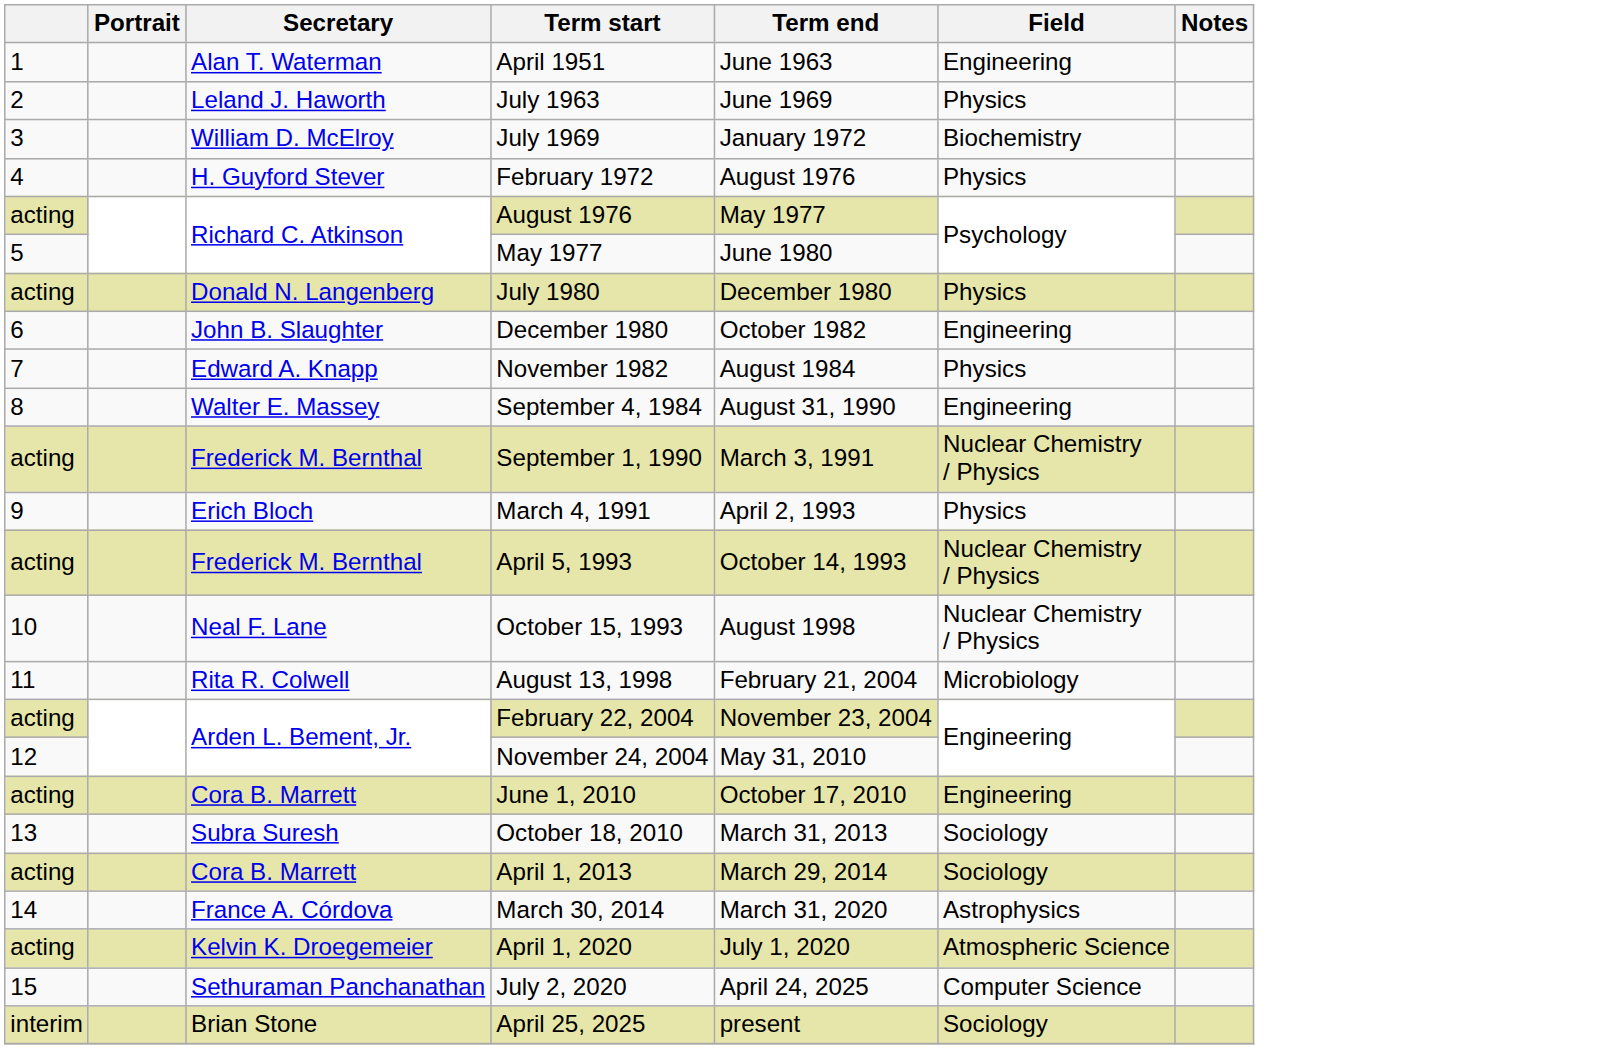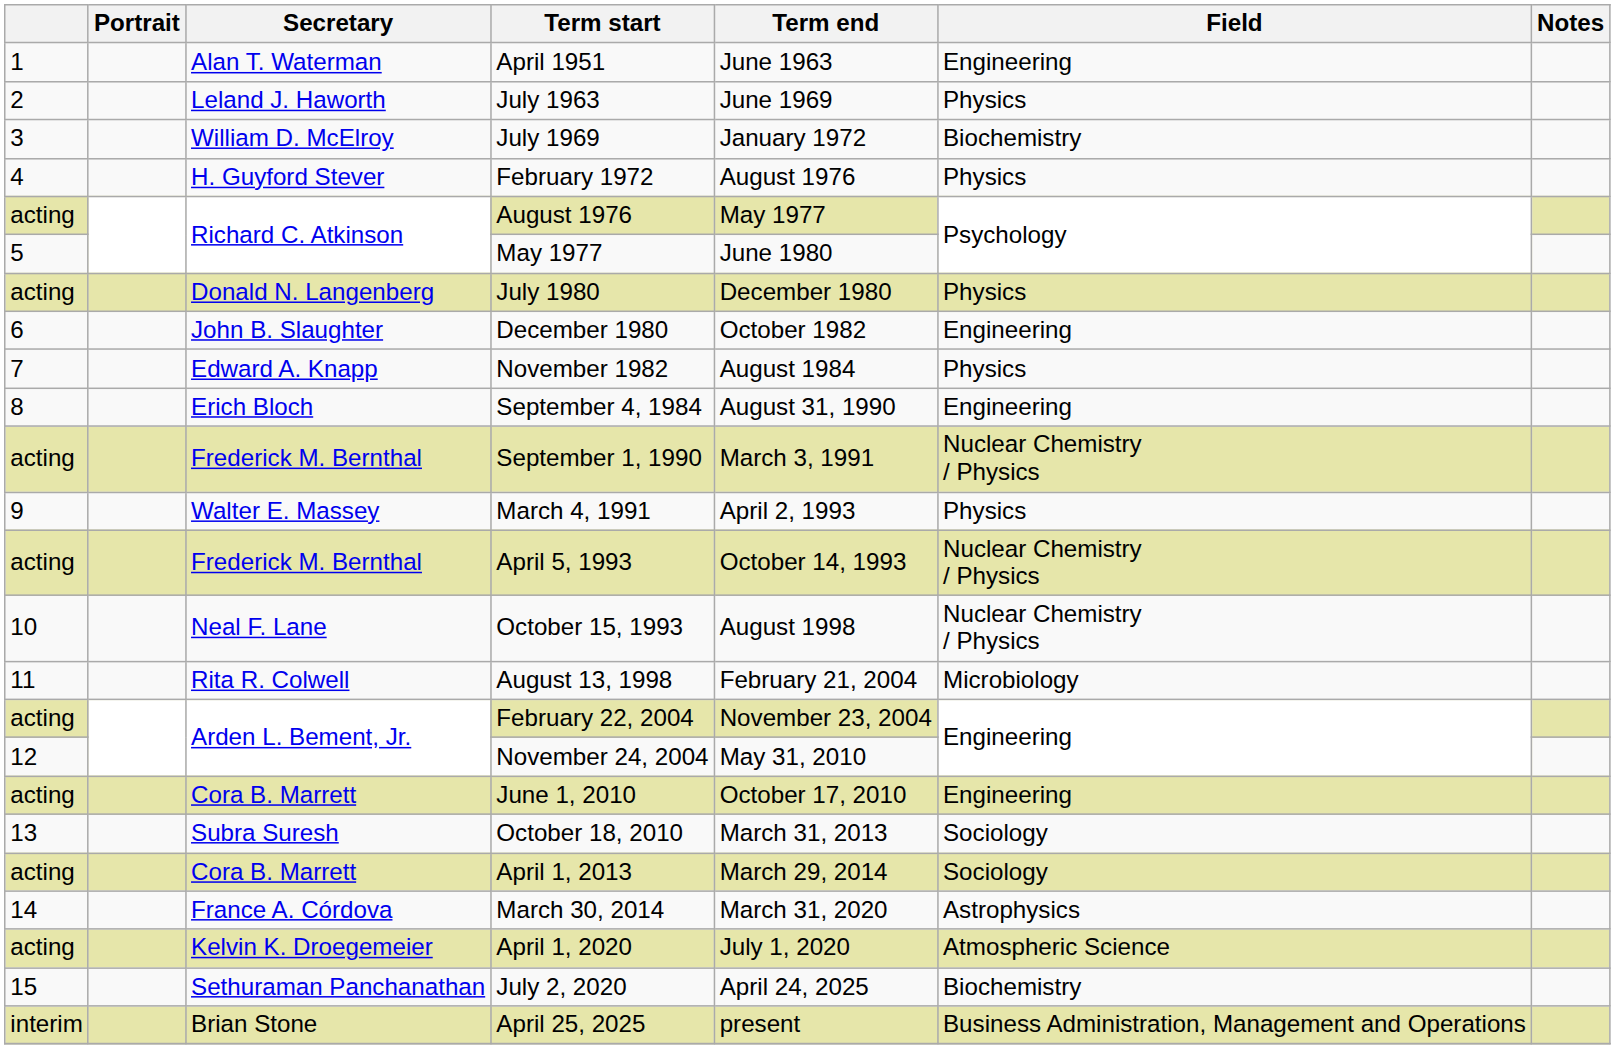(285, 406) Walter E. Massey -> (252, 406) Erich Bloch
(252, 510) Erich Bloch -> (285, 510) Walter E. Massey
(1042, 986) Computer Science -> (1012, 986) Biochemistry
(995, 1024) Sociology -> (1234, 1024) Business Administration, Management and Operations
